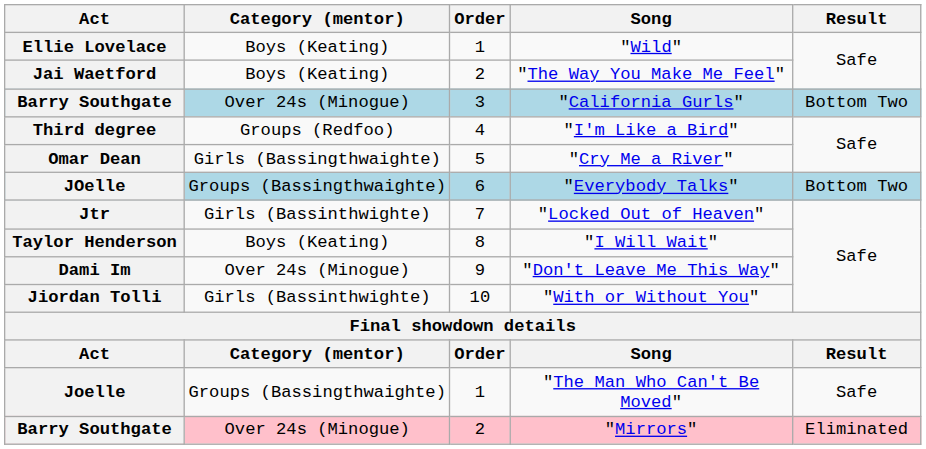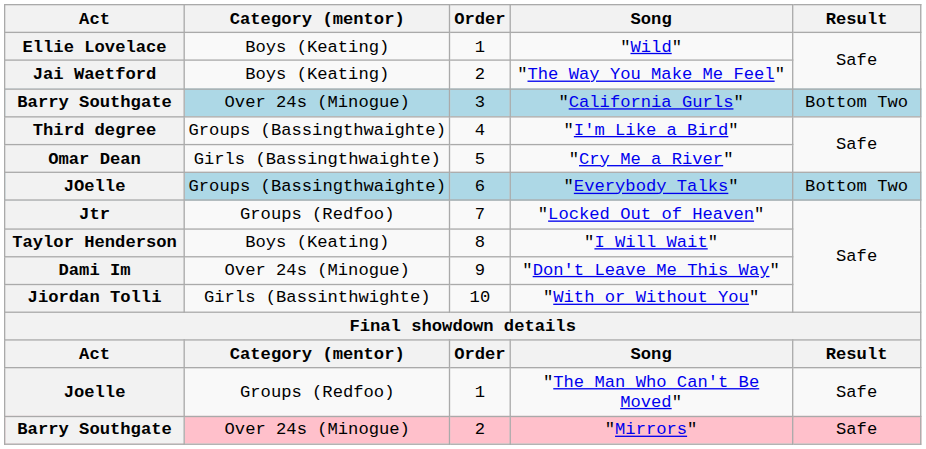(317, 131) Groups (Redfoo) -> (317, 131) Groups (Bassingthwaighte)
(317, 214) Girls (Bassinthwighte) -> (317, 214) Groups (Redfoo)
(317, 392) Groups (Bassingthwaighte) -> (317, 392) Groups (Redfoo)
(857, 430) Eliminated -> (857, 430) Safe
